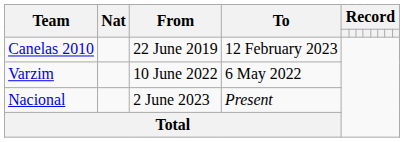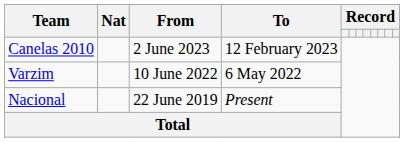(175, 49) 22 June 2019 -> (171, 49) 2 June 2023
(171, 99) 2 June 2023 -> (175, 99) 22 June 2019
